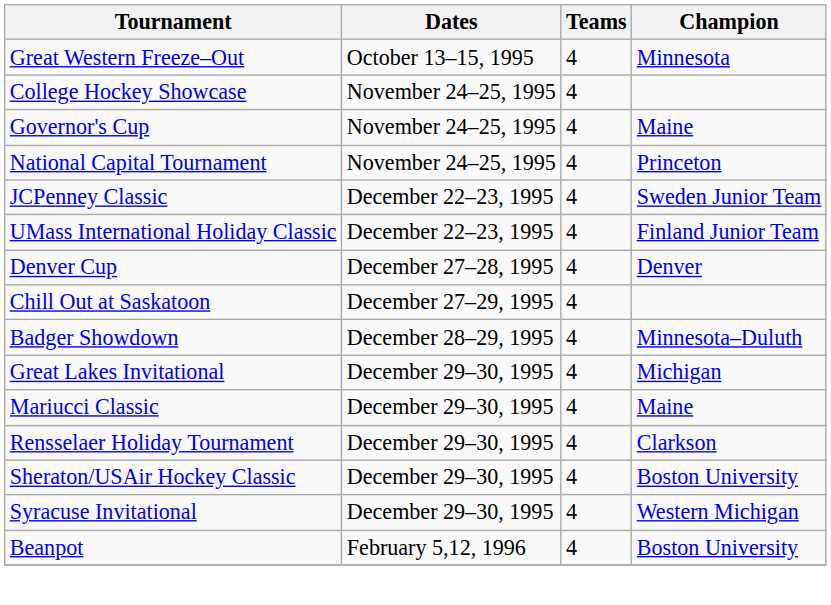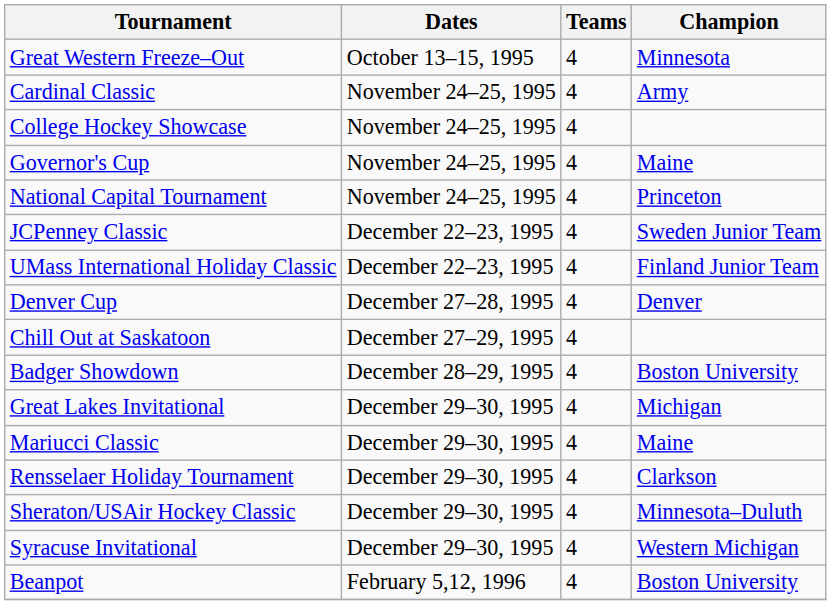+ row: (82, 92)
(720, 337) Minnesota–Duluth -> (717, 372) Boston University
(717, 477) Boston University -> (720, 512) Minnesota–Duluth
